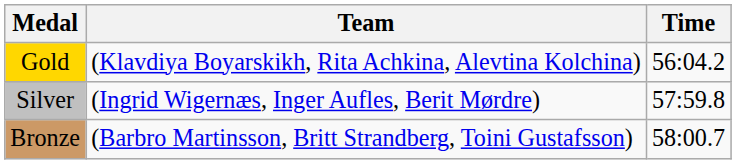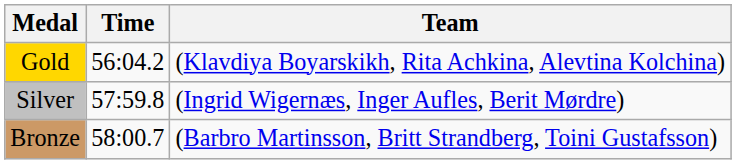columns swapped: (366, 23) <-> (688, 23)
